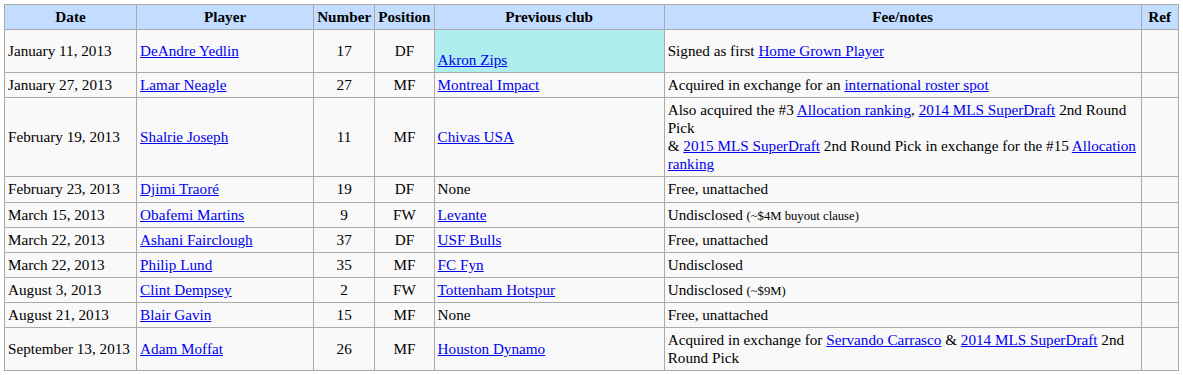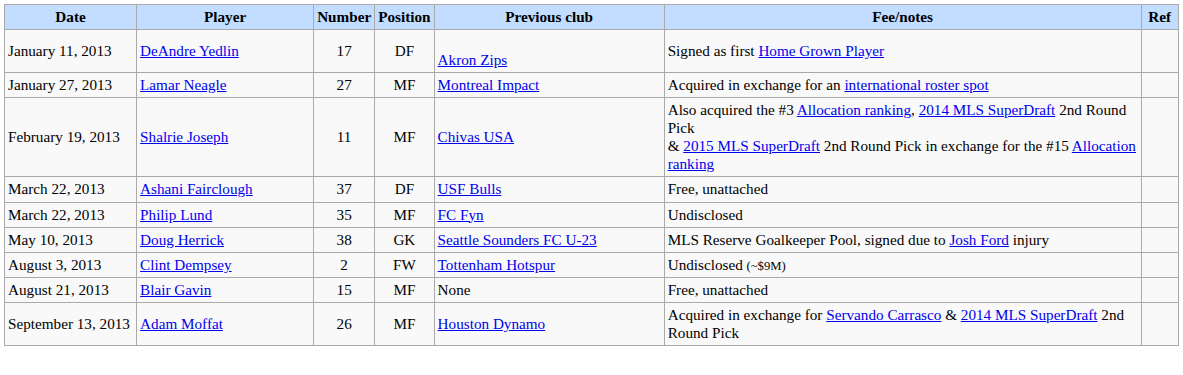(472, 60) paleturquoise background -> (472, 60) no background
- row: (180, 189)
- row: (192, 214)
+ row: (182, 239)
